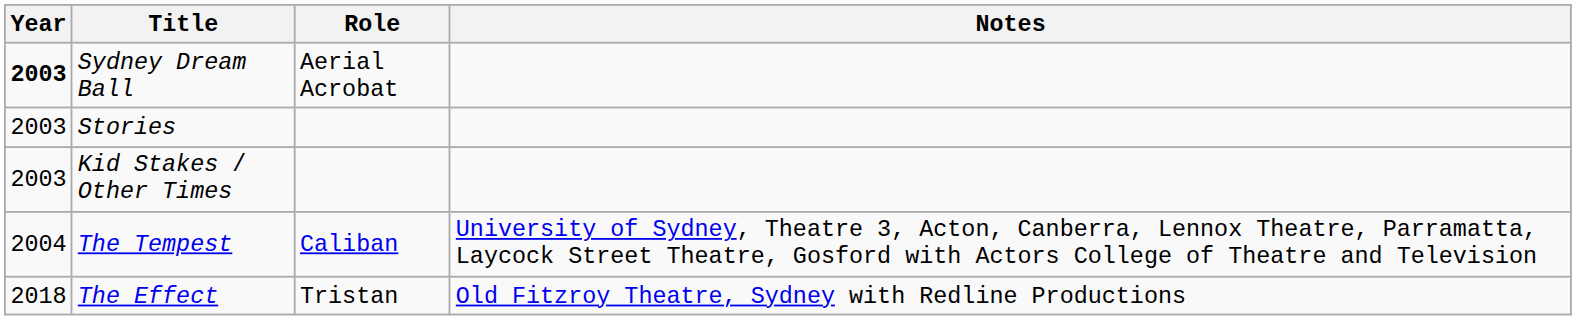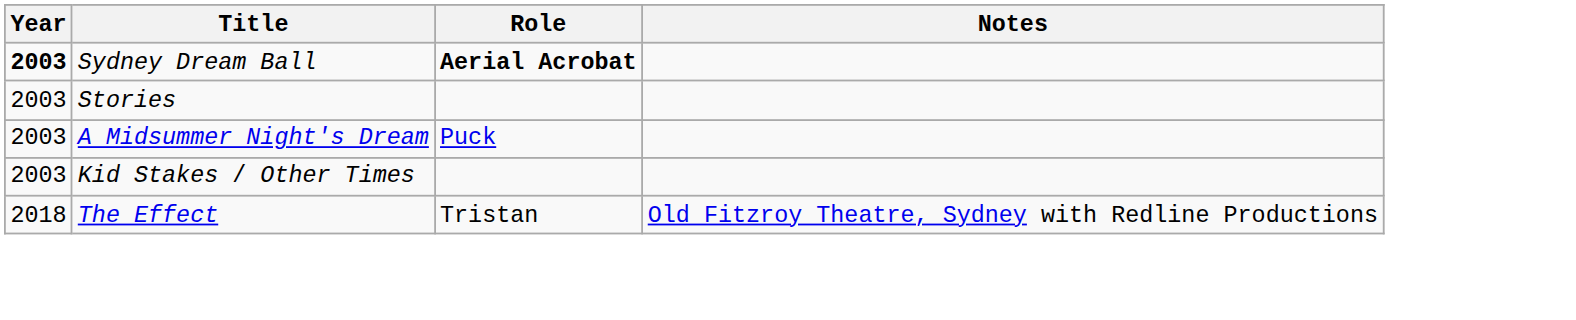(349, 76) normal -> (538, 62) bold
+ row: (253, 138)
- row: (155, 244)
